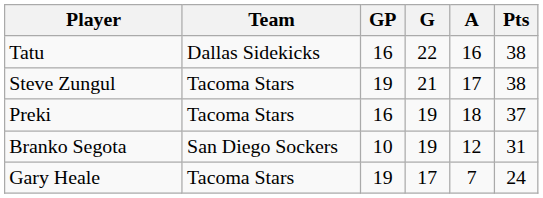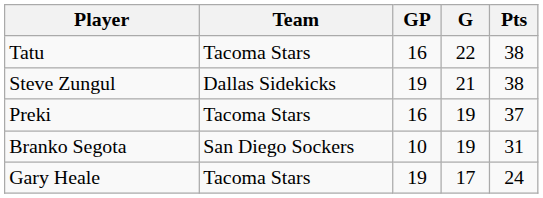- column: (472, 20)
(254, 51) Dallas Sidekicks -> (257, 51) Tacoma Stars
(241, 83) Tacoma Stars -> (270, 83) Dallas Sidekicks
